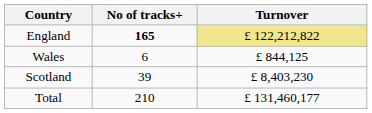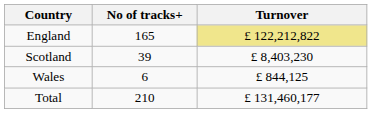(145, 35) bold -> (145, 35) normal
rows swapped: (48, 56) <-> (48, 77)
